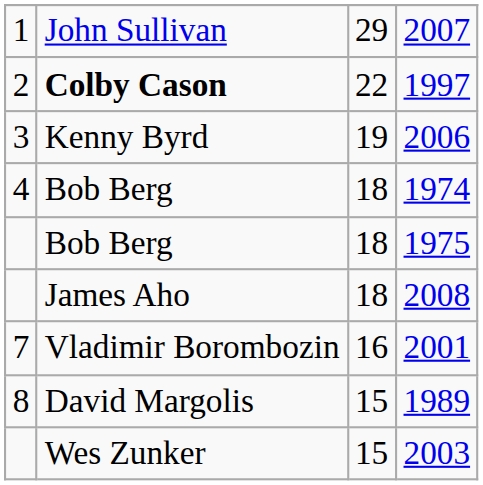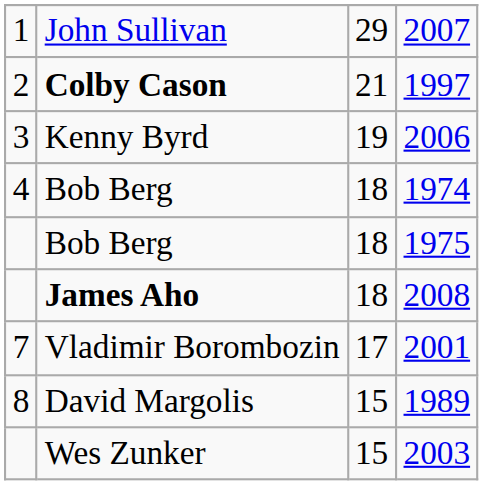(372, 83) 22 -> (372, 83) 21
(117, 294) normal -> (122, 294) bold
(372, 347) 16 -> (372, 347) 17
